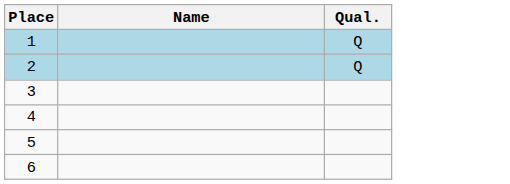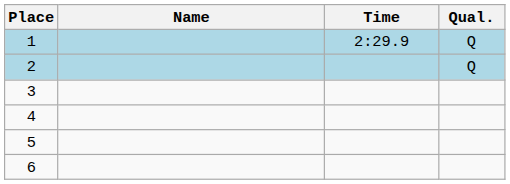+ column: (382, 17)
